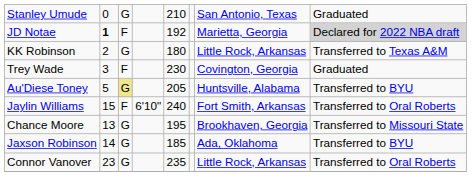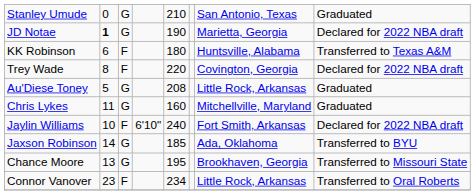(124, 32) F -> (125, 32) G
(176, 32) 192 -> (176, 32) 190
(386, 32) lightgrey background -> (390, 32) no background
(106, 51) 2 -> (106, 51) 6
(125, 51) G -> (124, 51) F
(252, 51) Little Rock, Arkansas -> (248, 51) Huntsville, Alabama
(106, 69) 3 -> (106, 69) 8
(176, 69) 230 -> (176, 69) 220
(341, 69) Graduated -> (390, 69) Declared for 2022 NBA draft
(125, 88) khaki background -> (125, 88) no background
(176, 88) 205 -> (176, 88) 208
(248, 88) Huntsville, Alabama -> (252, 88) Little Rock, Arkansas
(363, 88) Transferred to BYU -> (344, 88) Graduated
+ row: (37, 106)
(109, 106) 15 -> (109, 125) 10
(384, 106) Transferred to Oral Roberts -> (390, 125) Declared for 2022 NBA draft
rows swapped: (45, 125) <-> (52, 144)
(125, 162) G -> (124, 181) F
(176, 162) 235 -> (176, 181) 234
